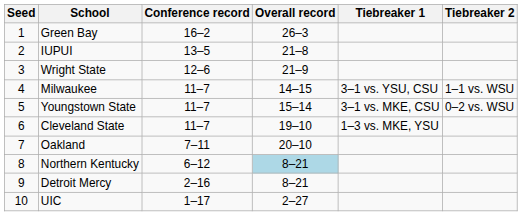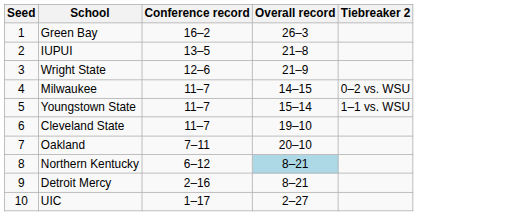- column: (390, 13)
(480, 88) 1–1 vs. WSU -> (375, 88) 0–2 vs. WSU
(480, 107) 0–2 vs. WSU -> (375, 107) 1–1 vs. WSU
